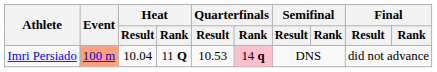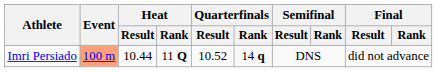(138, 56) 10.04 -> (138, 56) 10.44
(213, 56) 10.53 -> (213, 56) 10.52
(253, 56) pink background -> (253, 56) no background
